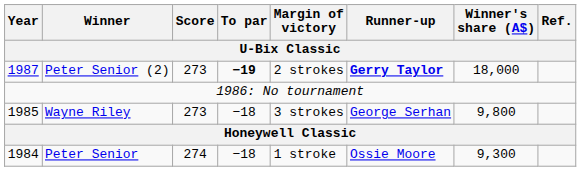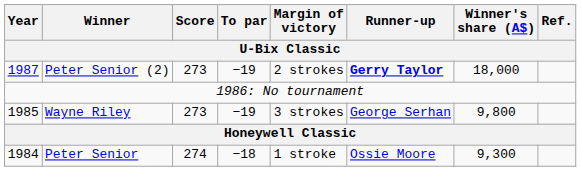(244, 72) bold -> (244, 72) normal
(244, 114) −18 -> (244, 114) −19
